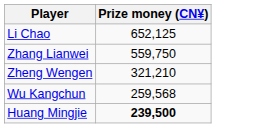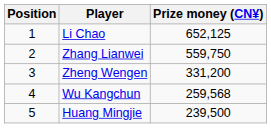+ column: (32, 14)
(153, 73) 321,210 -> (208, 73) 331,200
(153, 113) bold -> (208, 113) normal
